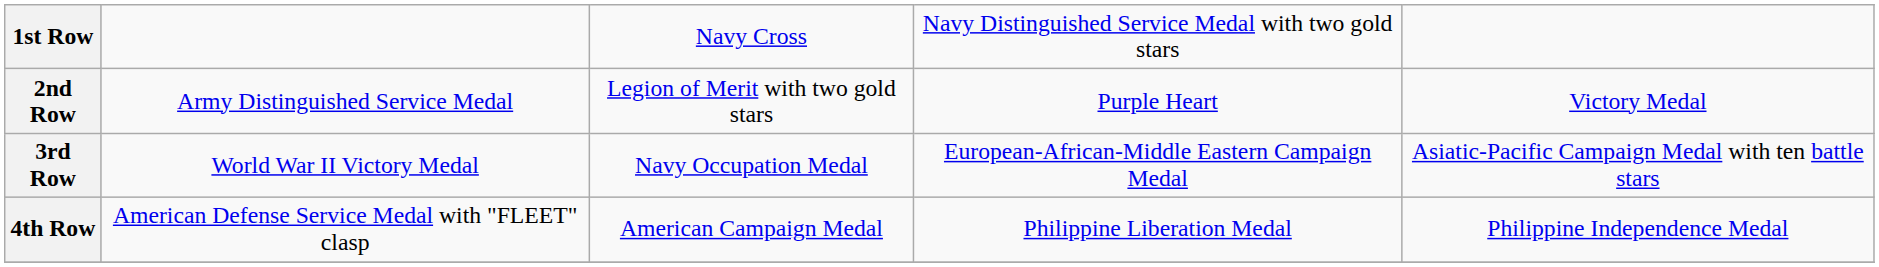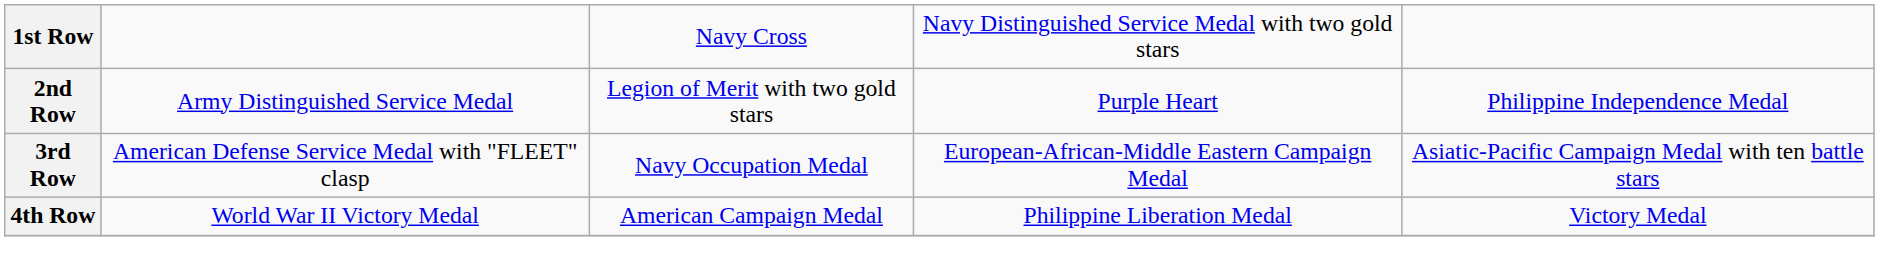(1638, 100) Victory Medal -> (1638, 100) Philippine Independence Medal
(345, 164) World War II Victory Medal -> (345, 164) American Defense Service Medal with "FLEET" clasp
(345, 229) American Defense Service Medal with "FLEET" clasp -> (345, 215) World War II Victory Medal
(1638, 229) Philippine Independence Medal -> (1638, 215) Victory Medal
